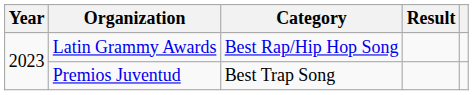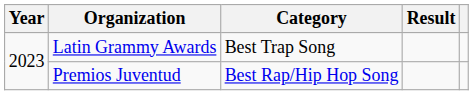(312, 47) Best Rap/Hip Hop Song -> (280, 47) Best Trap Song
(280, 75) Best Trap Song -> (312, 75) Best Rap/Hip Hop Song
